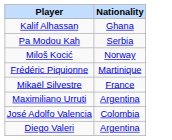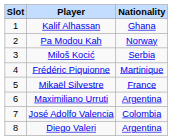+ column: (16, 11)
(120, 40) Serbia -> (142, 40) Norway
(120, 55) Norway -> (142, 55) Serbia
